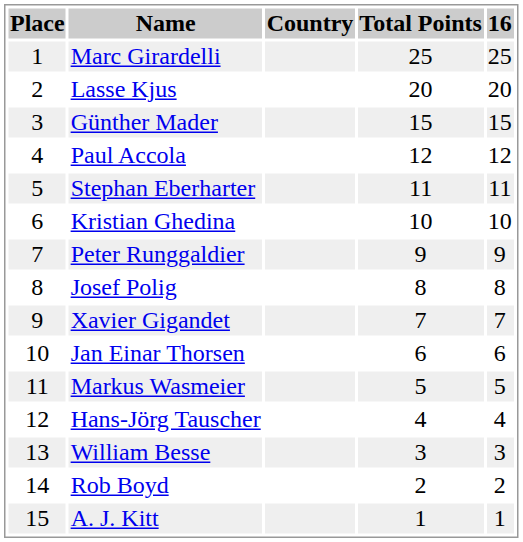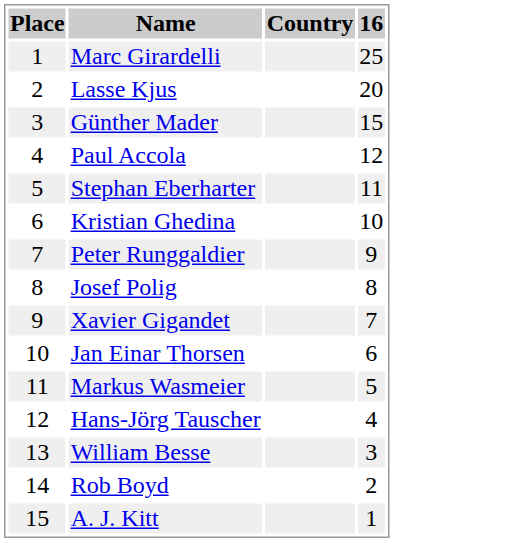- column: (421, 23)
